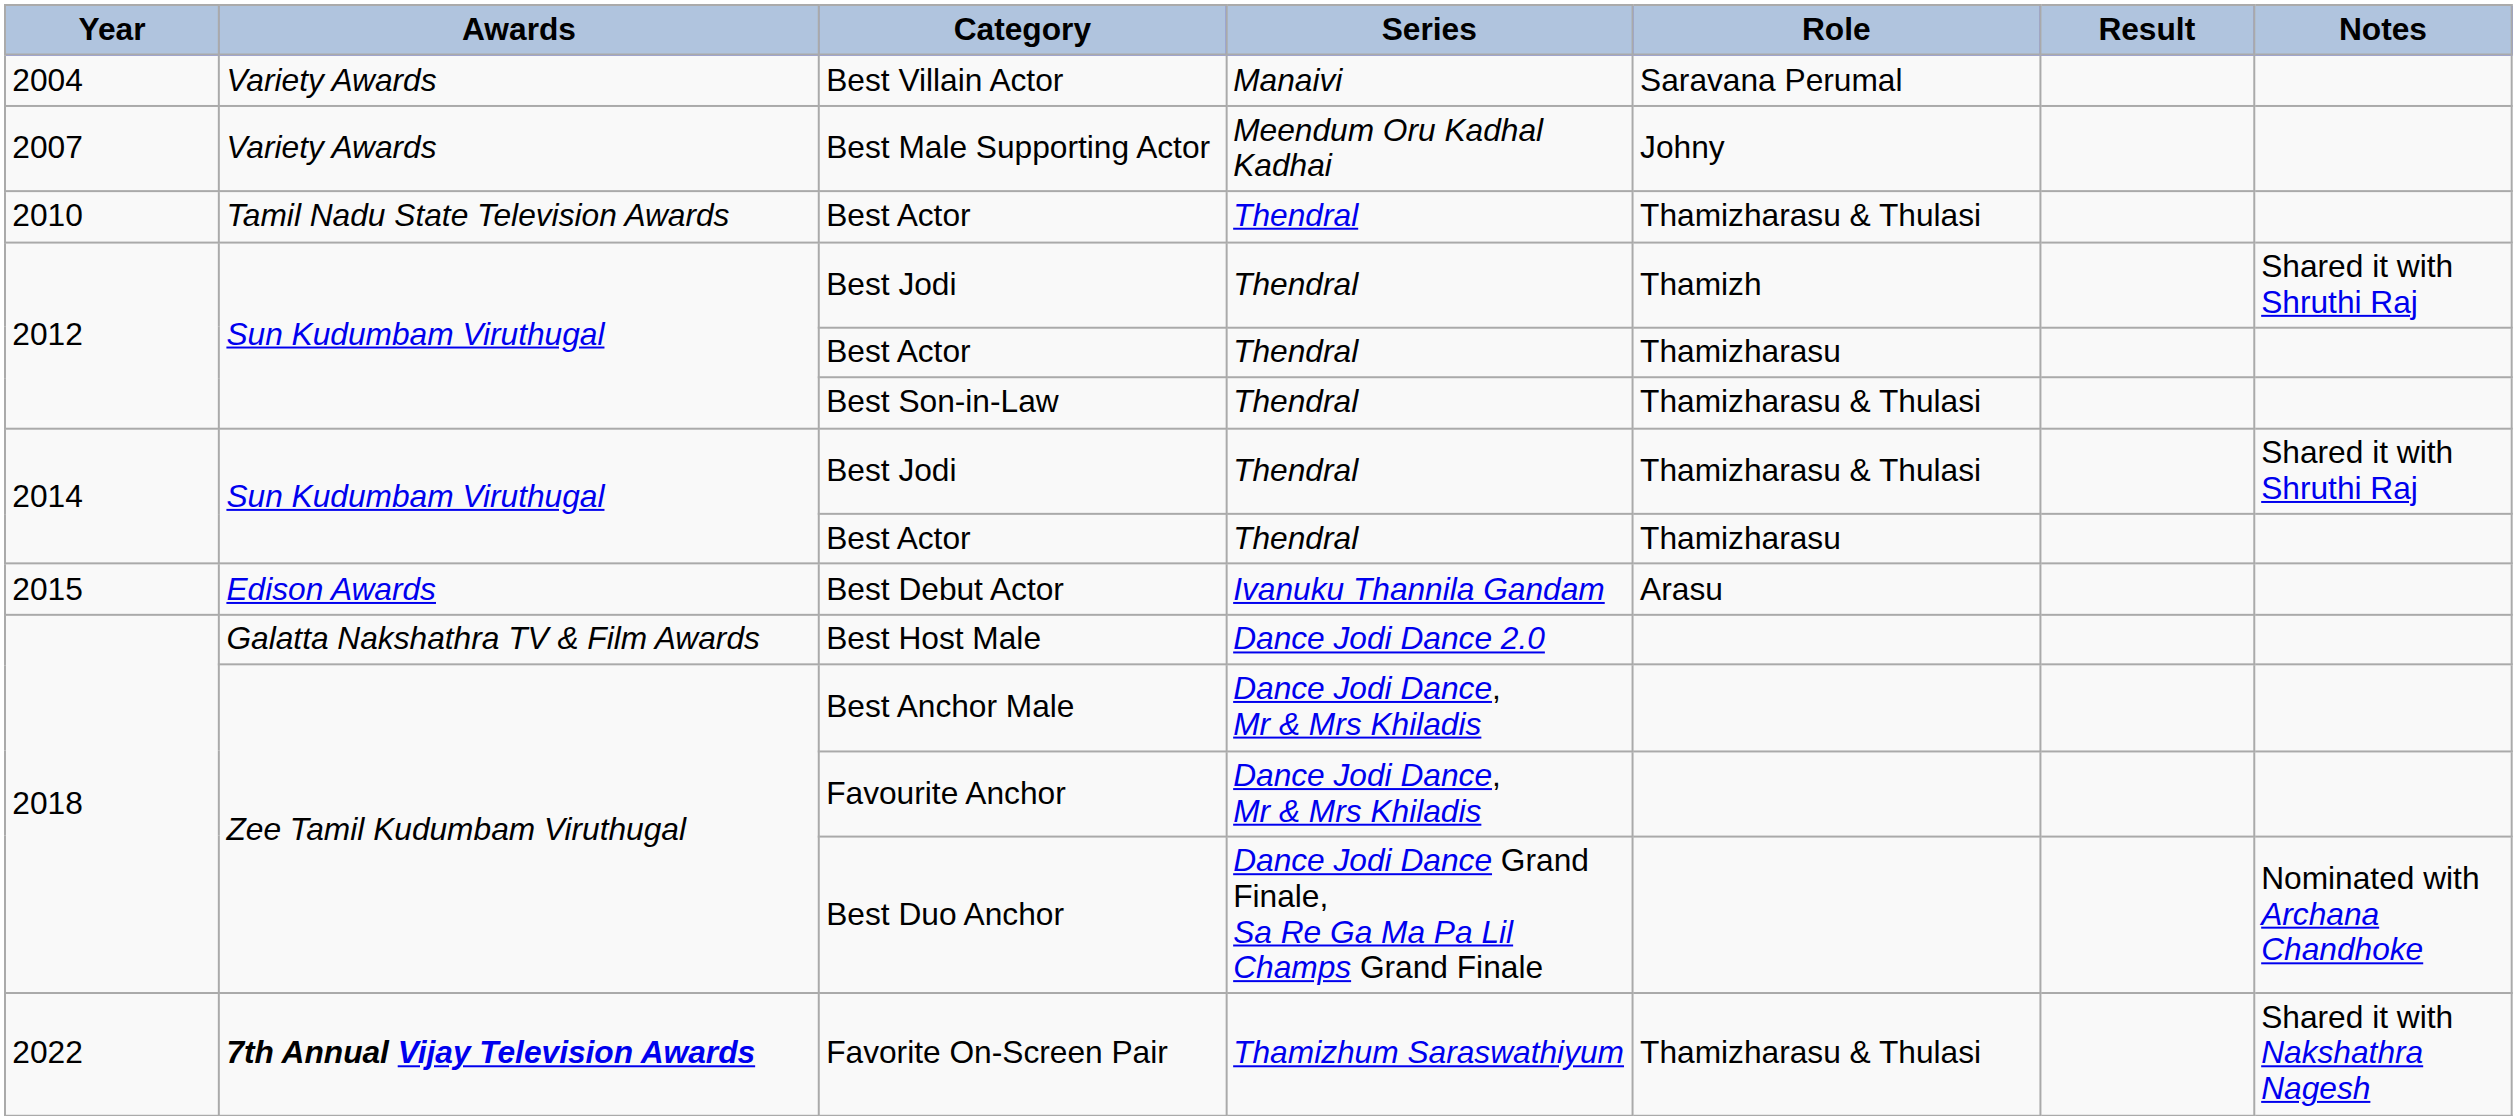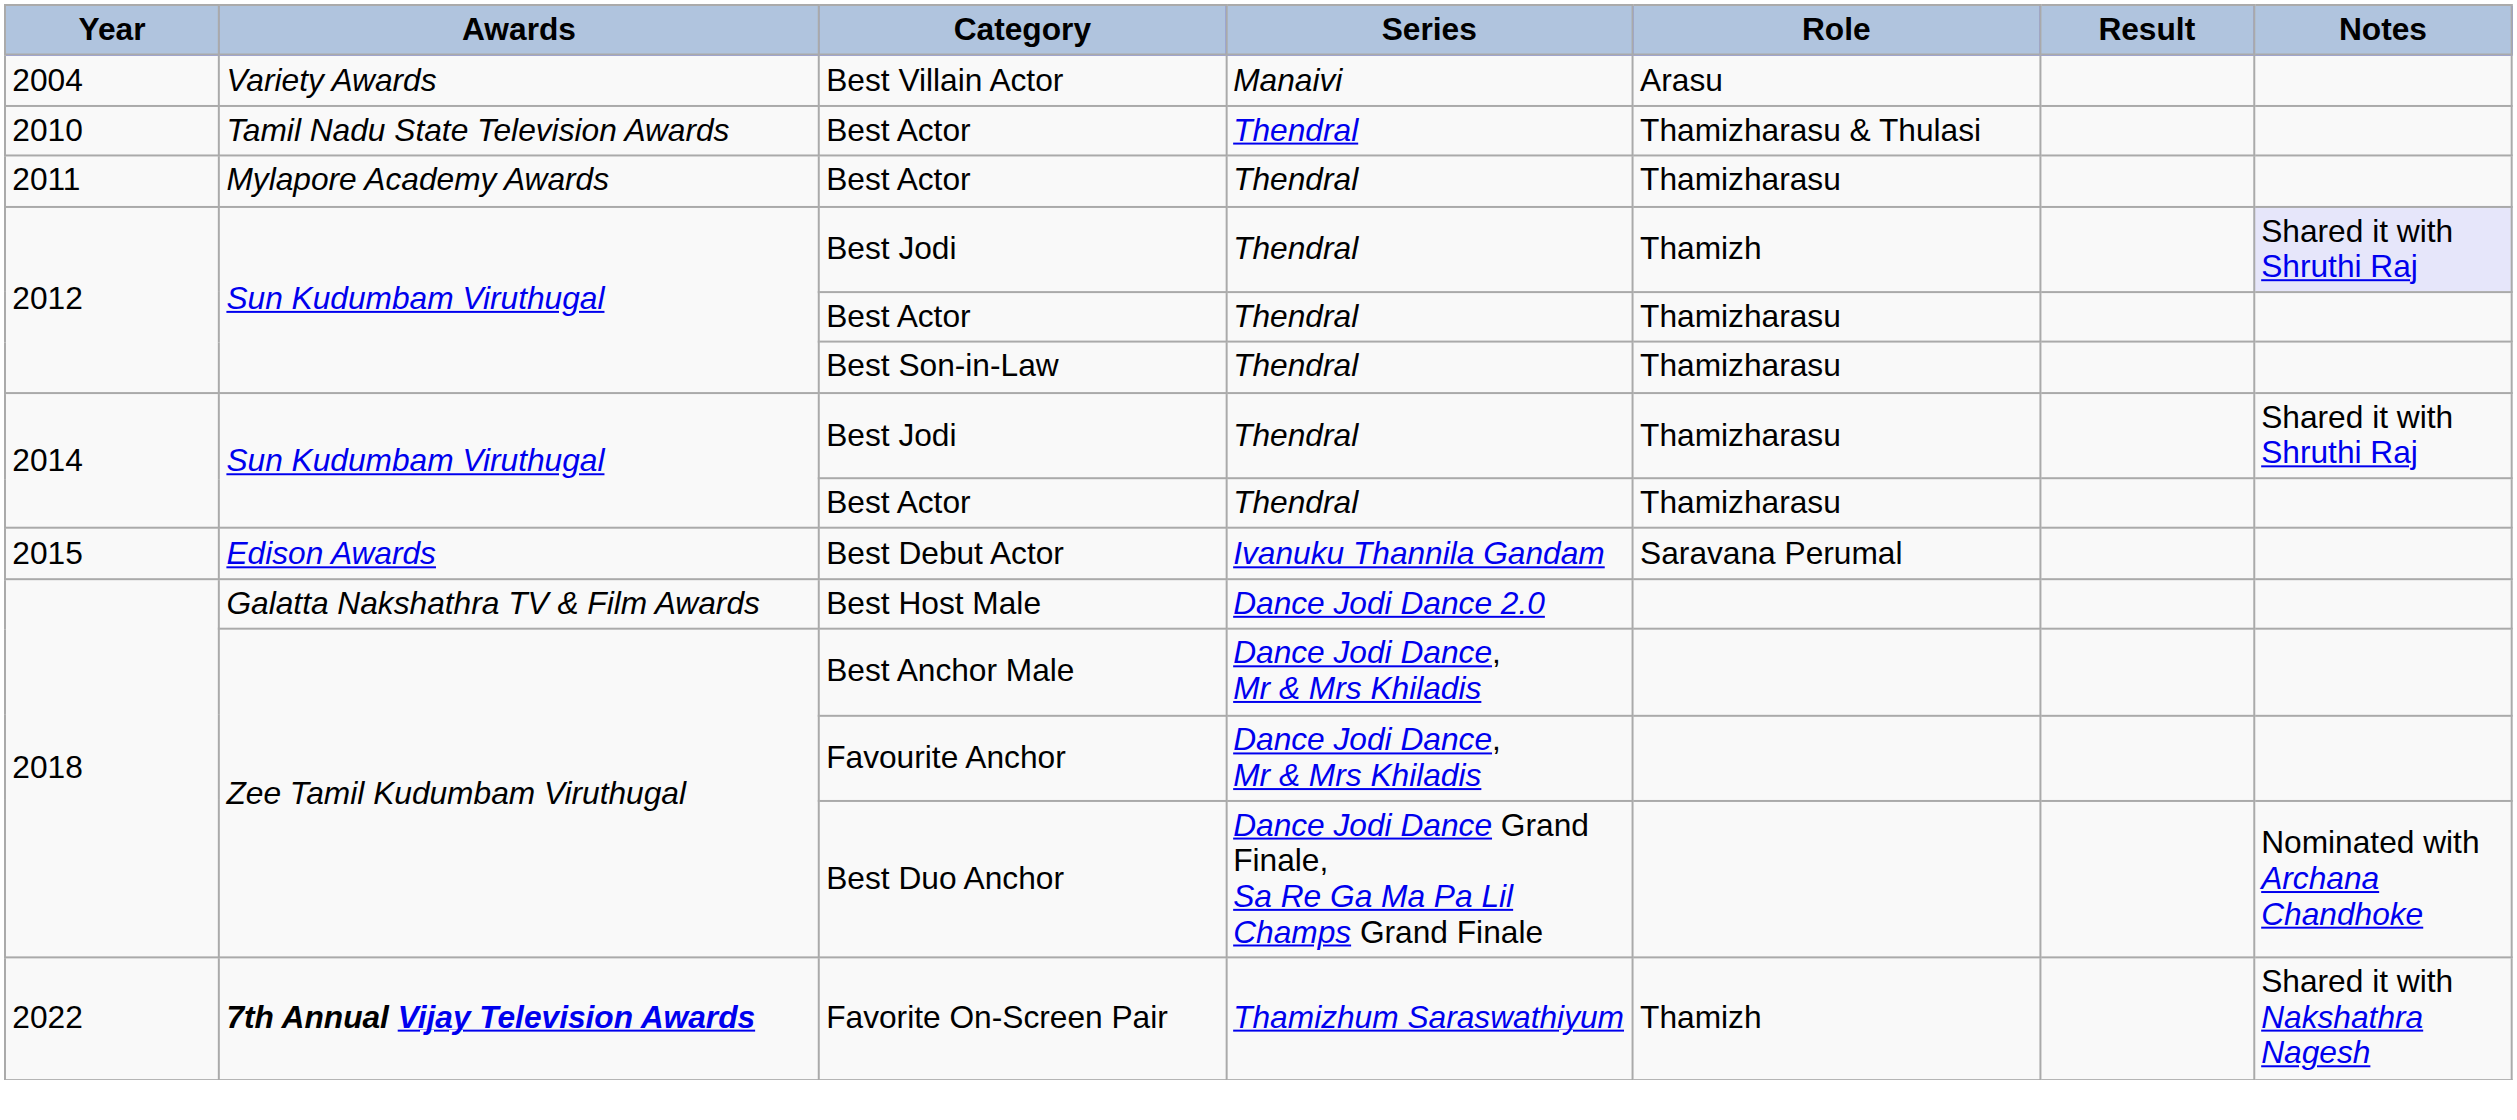(1771, 79) Saravana Perumal -> (1681, 79) Arasu
- row: (48, 147)
+ row: (46, 180)
(2357, 284) no background -> (2357, 248) lavender background
(1811, 402) Thamizharasu & Thulasi -> (1740, 366) Thamizharasu
(1811, 470) Thamizharasu & Thulasi -> (1740, 434) Thamizharasu
(1681, 588) Arasu -> (1771, 553) Saravana Perumal
(1811, 1053) Thamizharasu & Thulasi -> (1701, 1018) Thamizh
